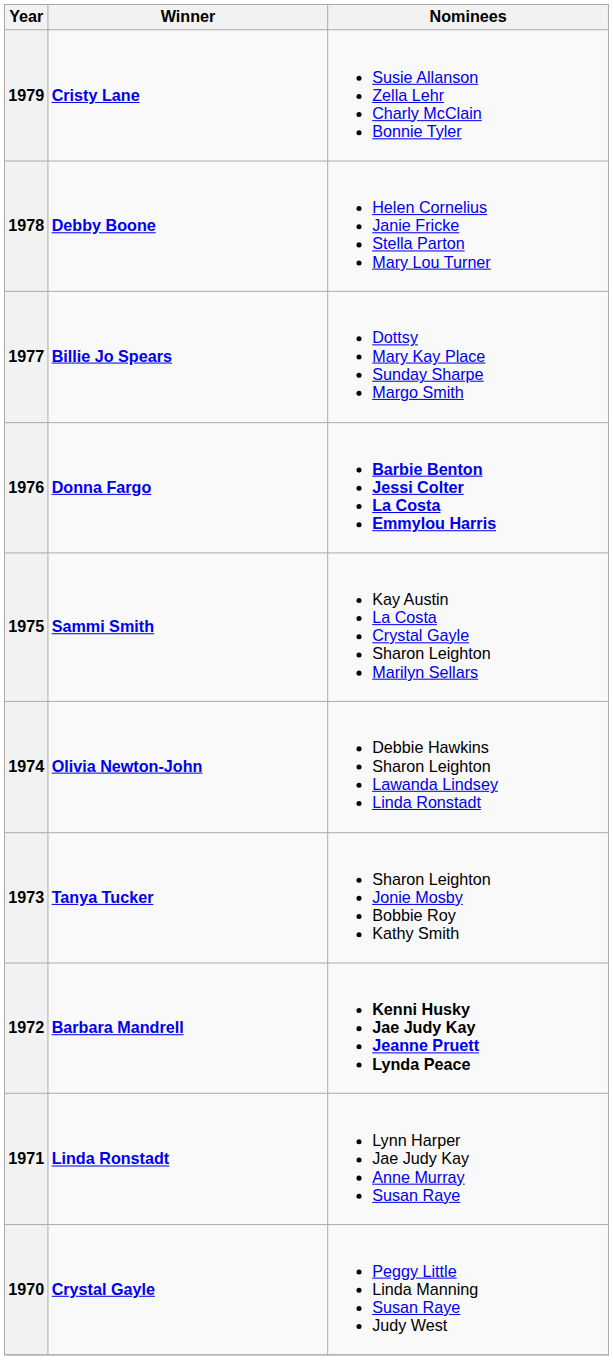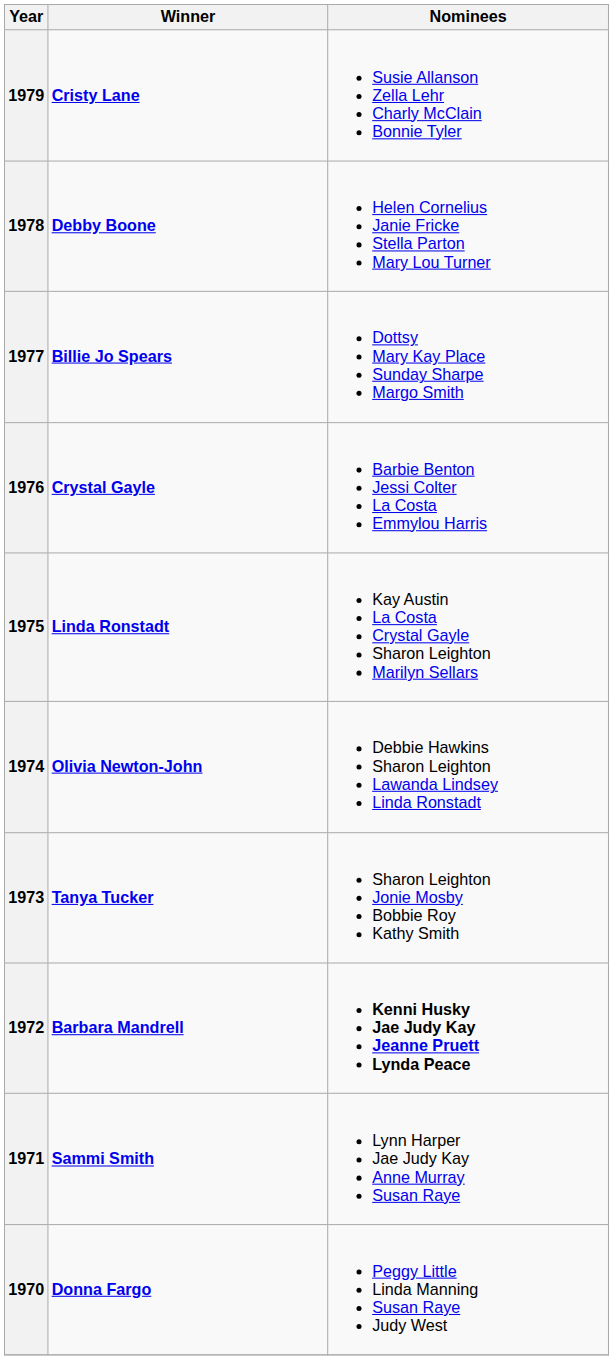(101, 487) Donna Fargo -> (103, 487) Crystal Gayle
(468, 497) bold -> (468, 497) normal
(103, 627) Sammi Smith -> (110, 627) Linda Ronstadt
(110, 1158) Linda Ronstadt -> (103, 1158) Sammi Smith
(103, 1289) Crystal Gayle -> (101, 1289) Donna Fargo
